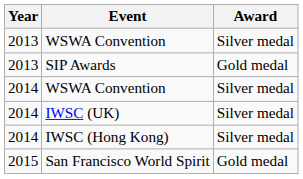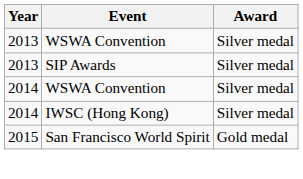(252, 64) Gold medal -> (255, 64) Silver medal
- row: (23, 112)
